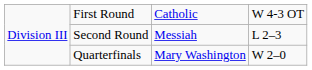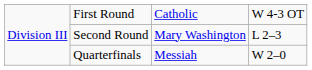(176, 34) Messiah -> (200, 34) Mary Washington
(200, 55) Mary Washington -> (176, 55) Messiah
